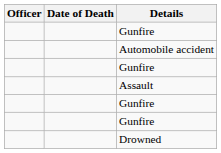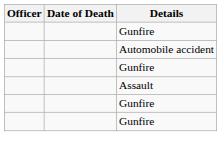- row: (24, 139)
